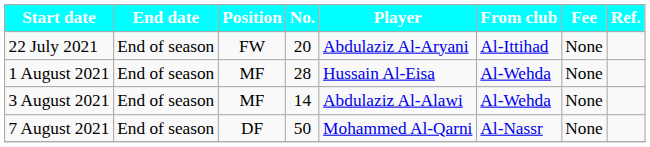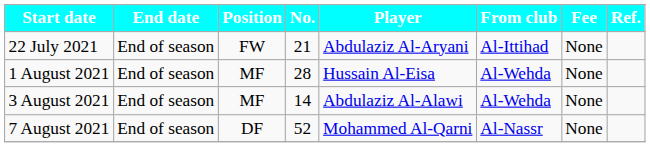(302, 45) 20 -> (302, 45) 21
(302, 127) 50 -> (302, 127) 52
